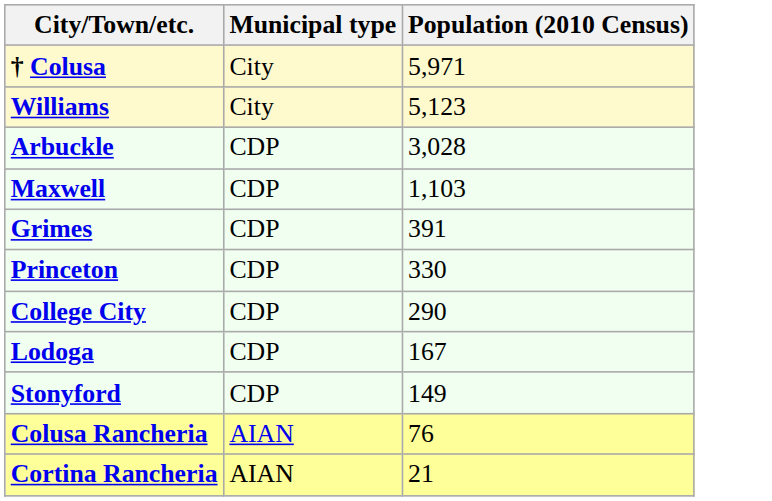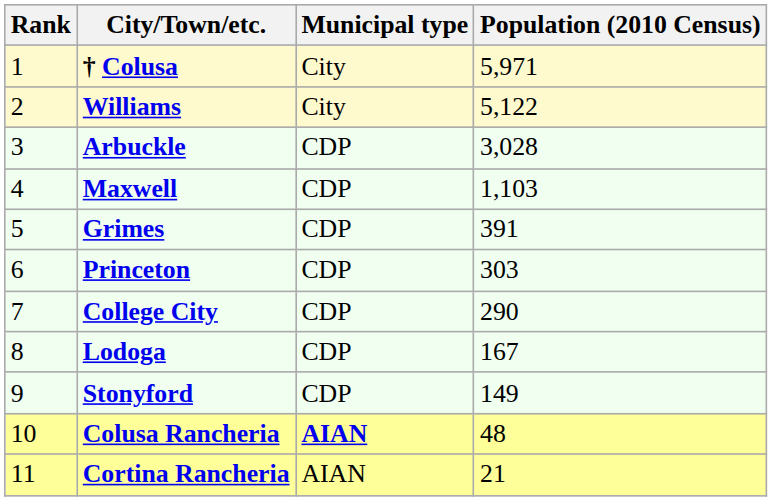+ column: (41, 24)
(437, 106) 5,123 -> (509, 106) 5,122
(427, 270) 330 -> (499, 270) 303
(262, 433) normal -> (334, 433) bold
(421, 433) 76 -> (493, 433) 48
